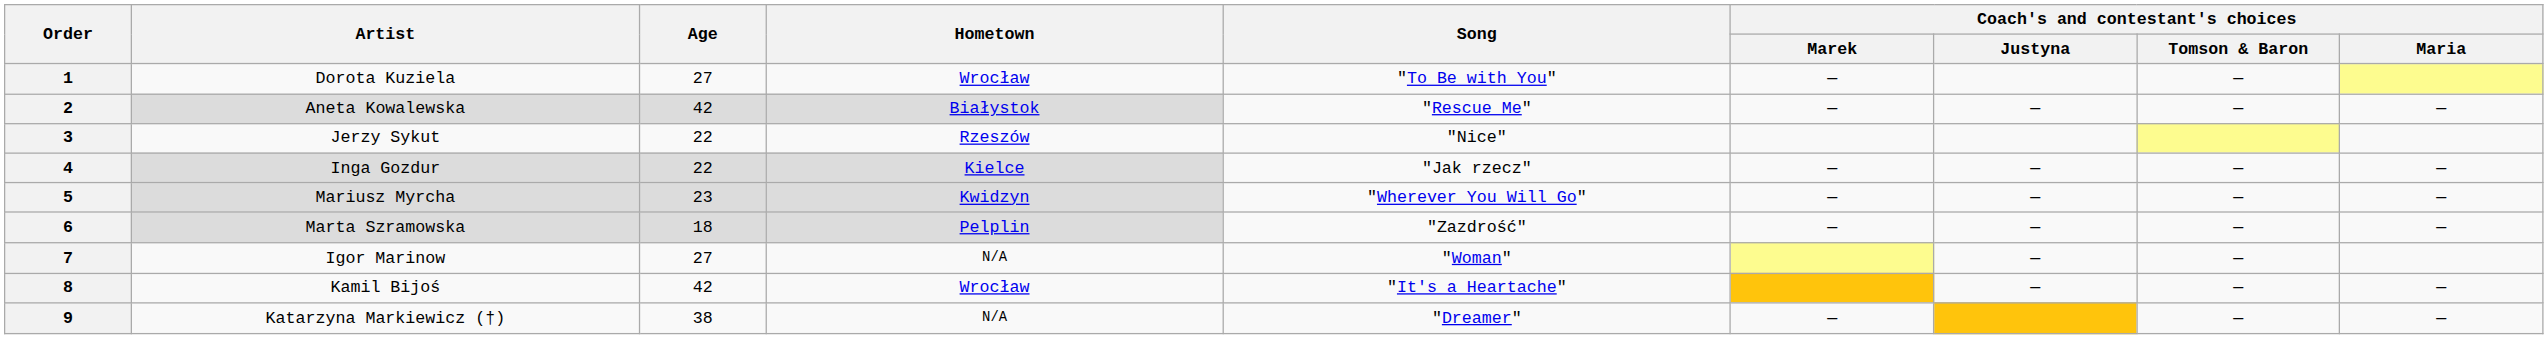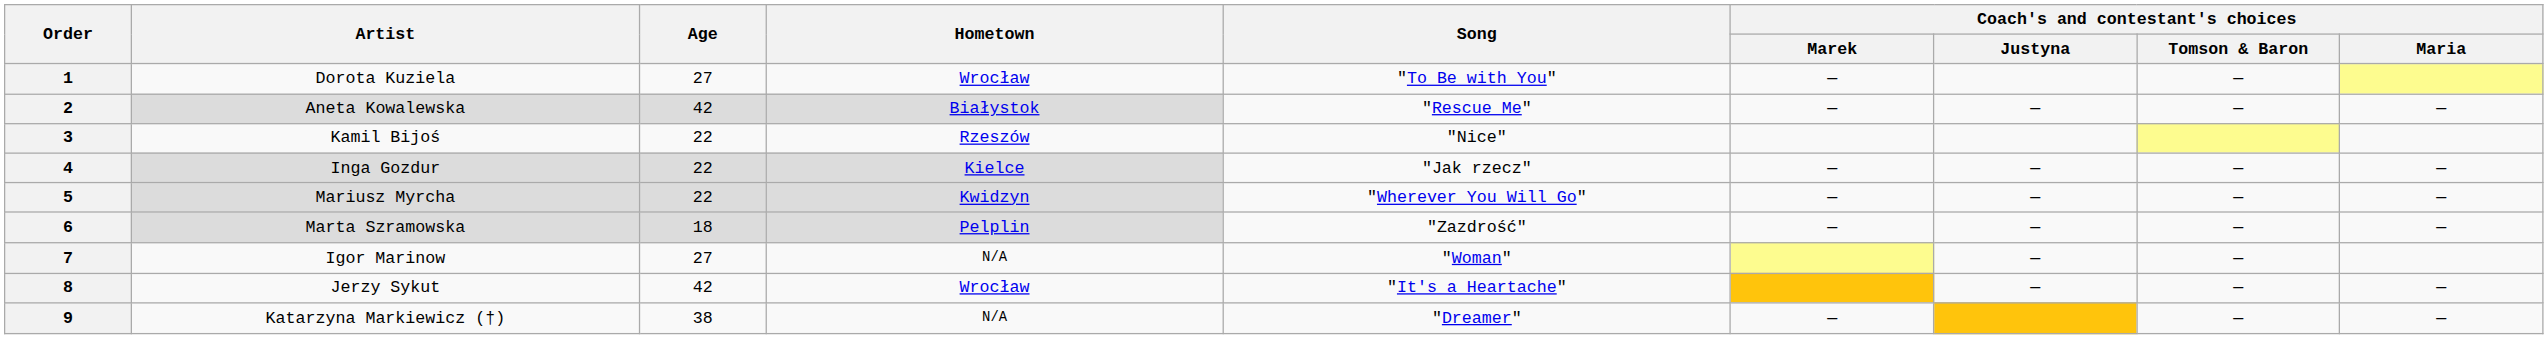(385, 138) Jerzy Sykut -> (385, 138) Kamil Bijoś
(703, 198) 23 -> (703, 198) 22
(385, 288) Kamil Bijoś -> (385, 288) Jerzy Sykut
